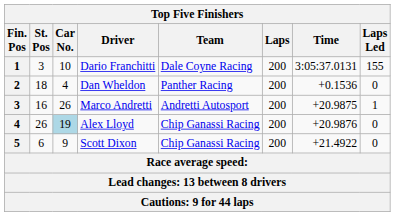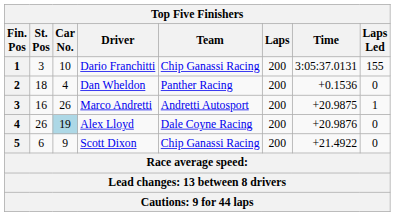(207, 66) Dale Coyne Racing -> (210, 66) Chip Ganassi Racing
(210, 124) Chip Ganassi Racing -> (207, 124) Dale Coyne Racing
